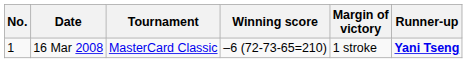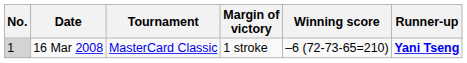columns swapped: (275, 21) <-> (361, 21)
(11, 48) no background -> (11, 48) lightgrey background
